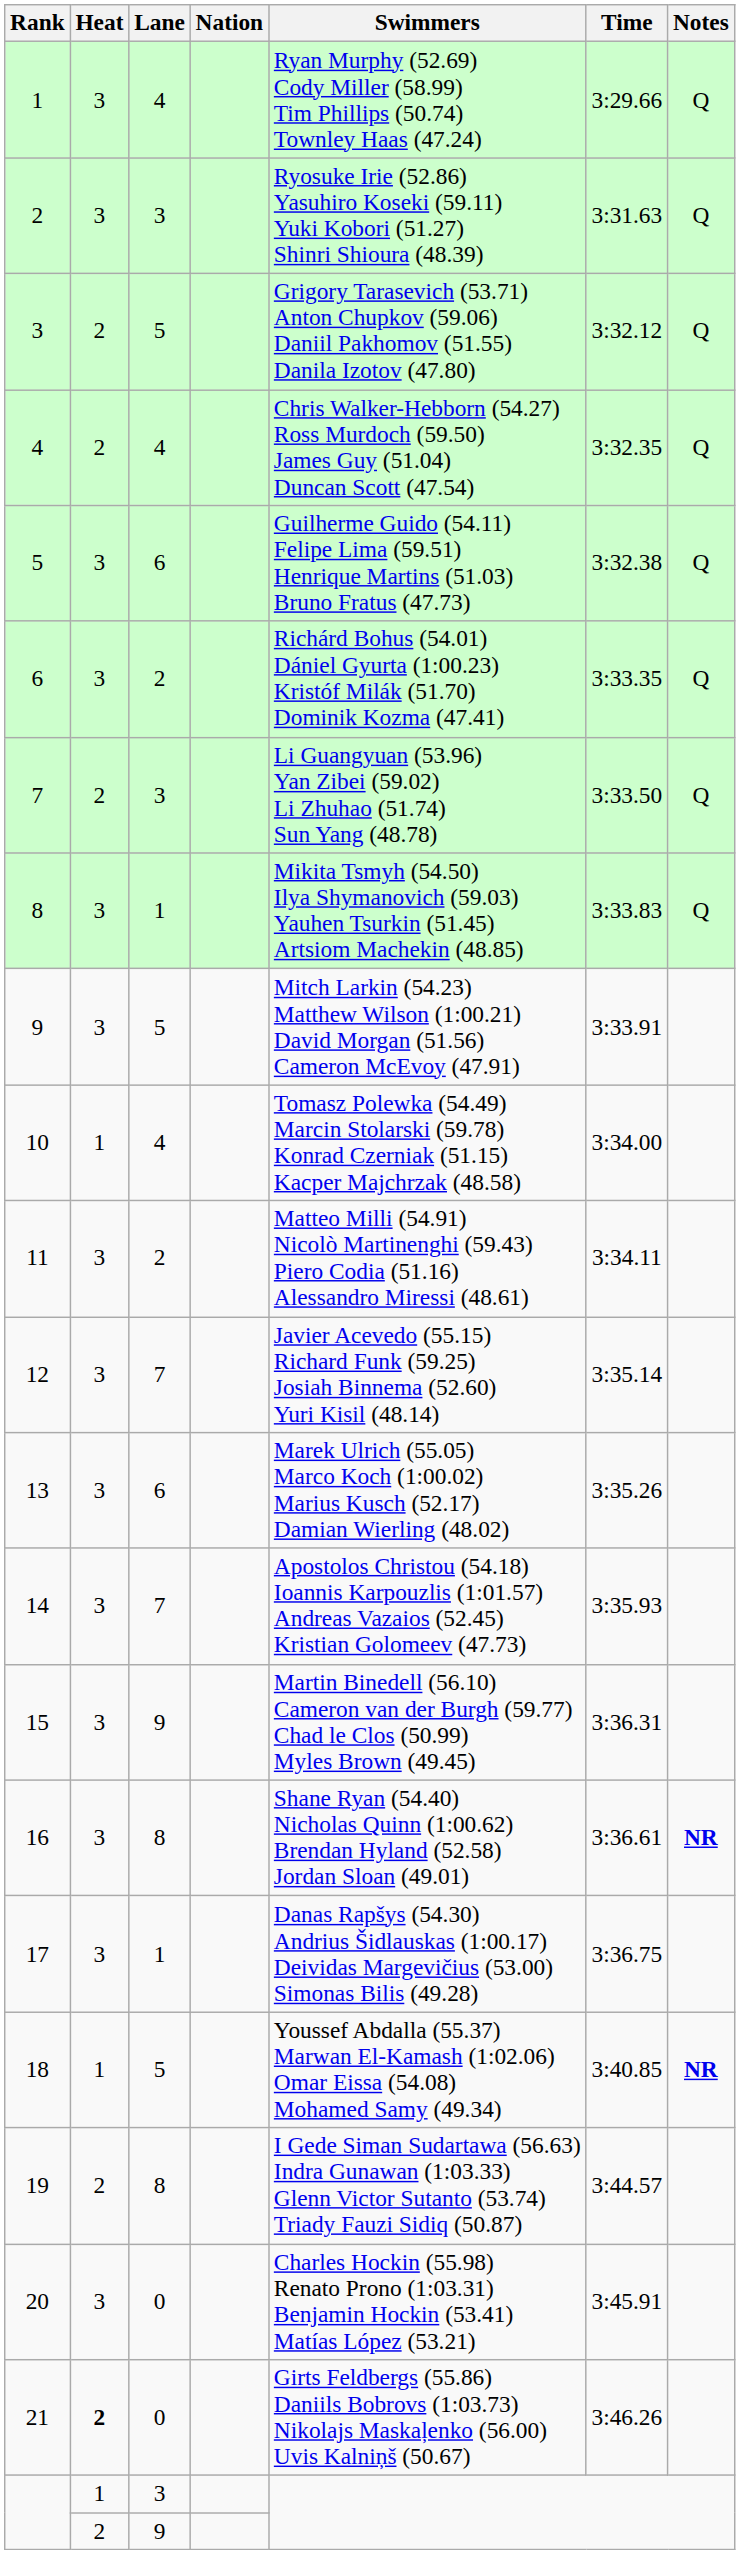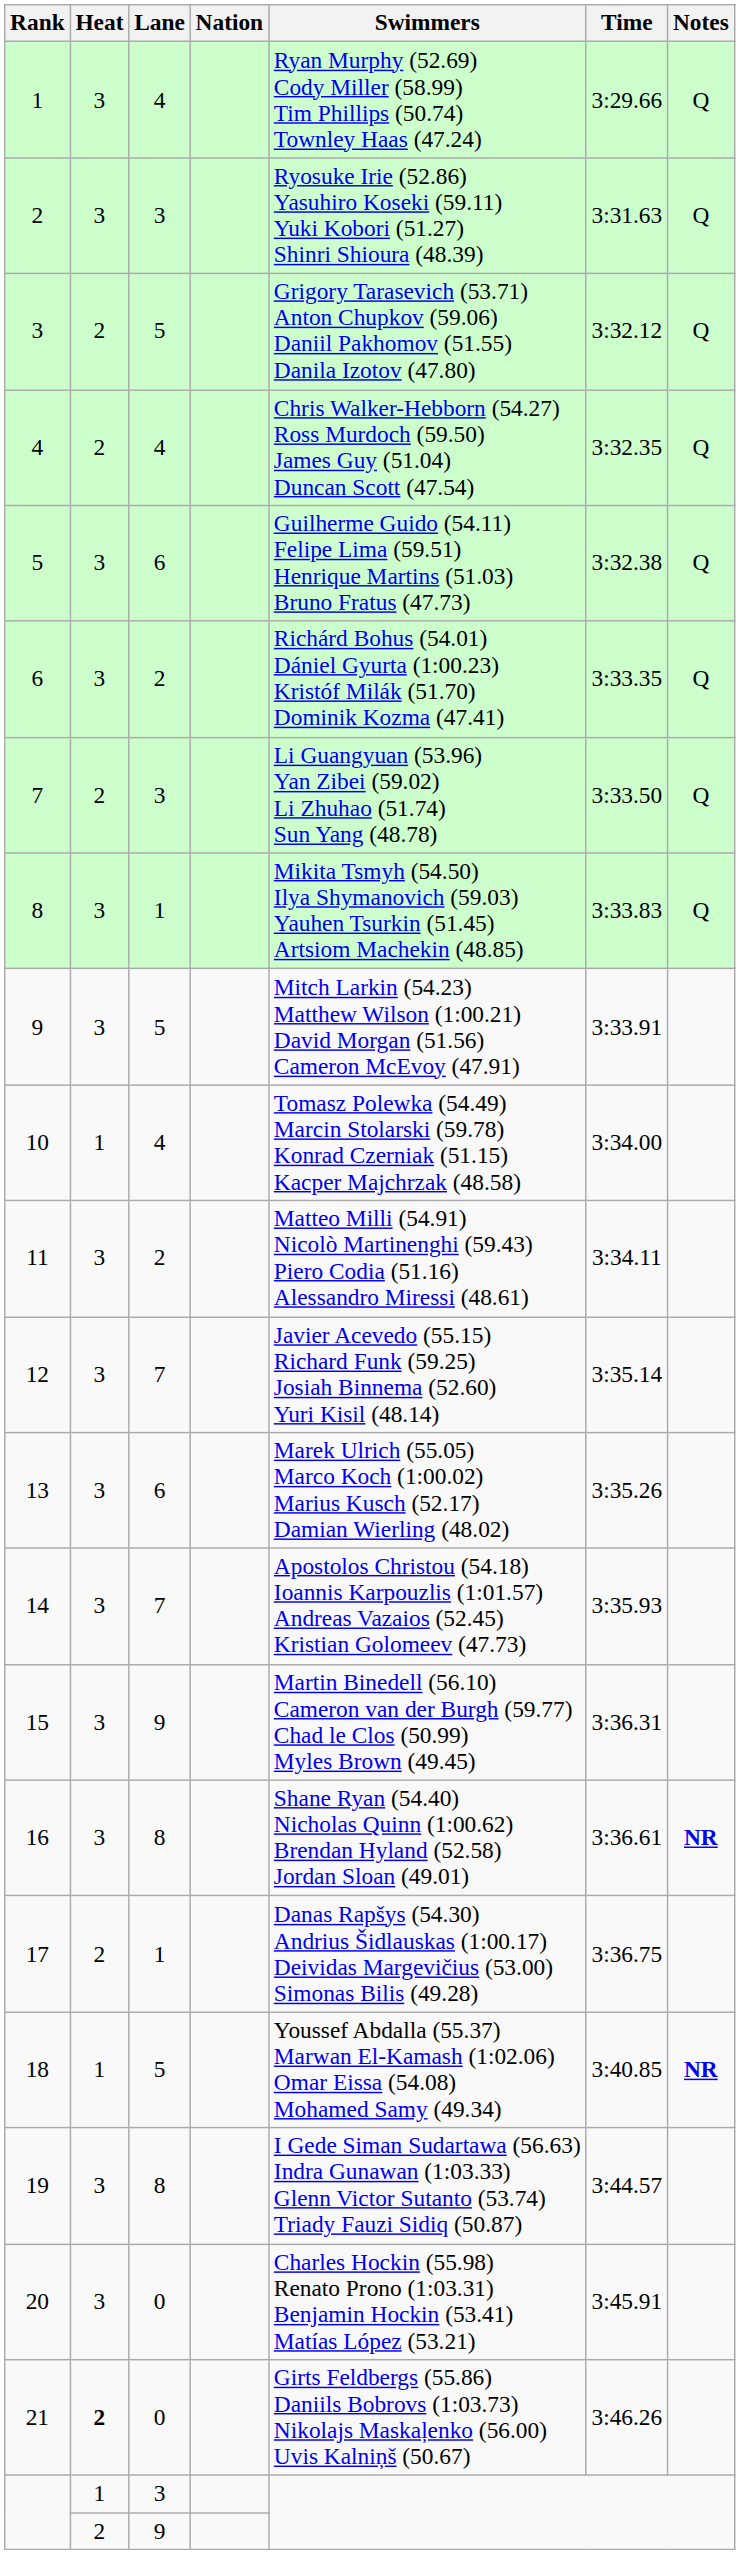(99, 1953) 3 -> (99, 1953) 2
(99, 2185) 2 -> (99, 2185) 3
